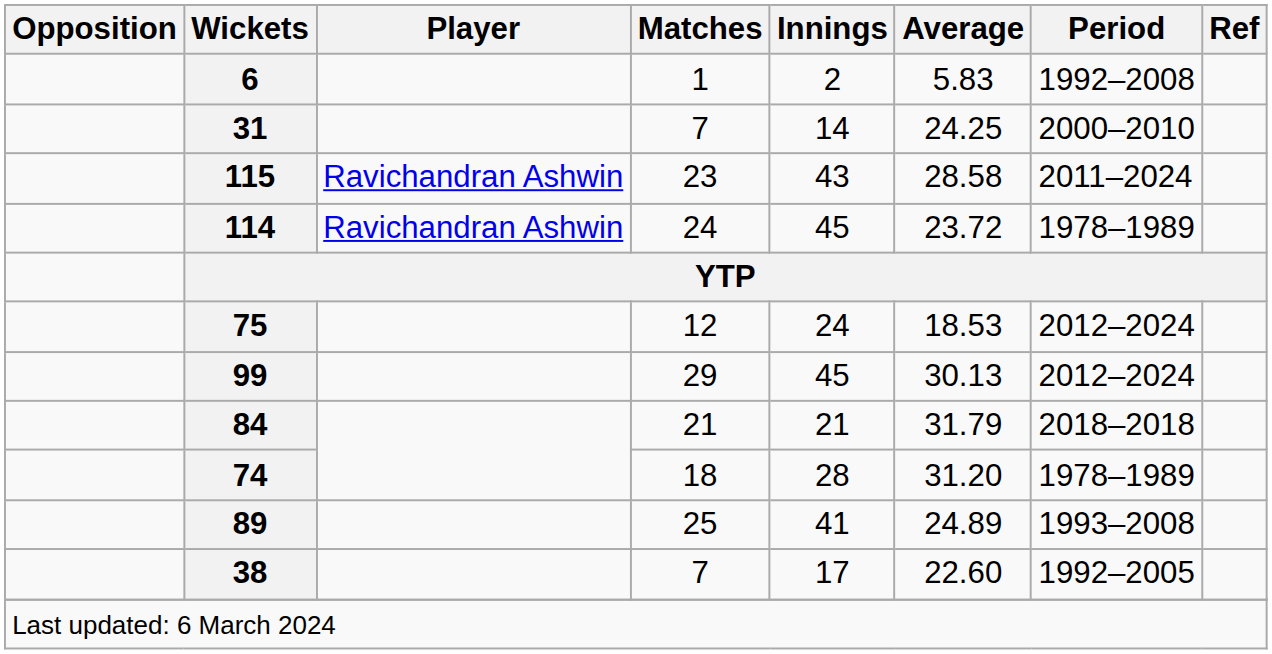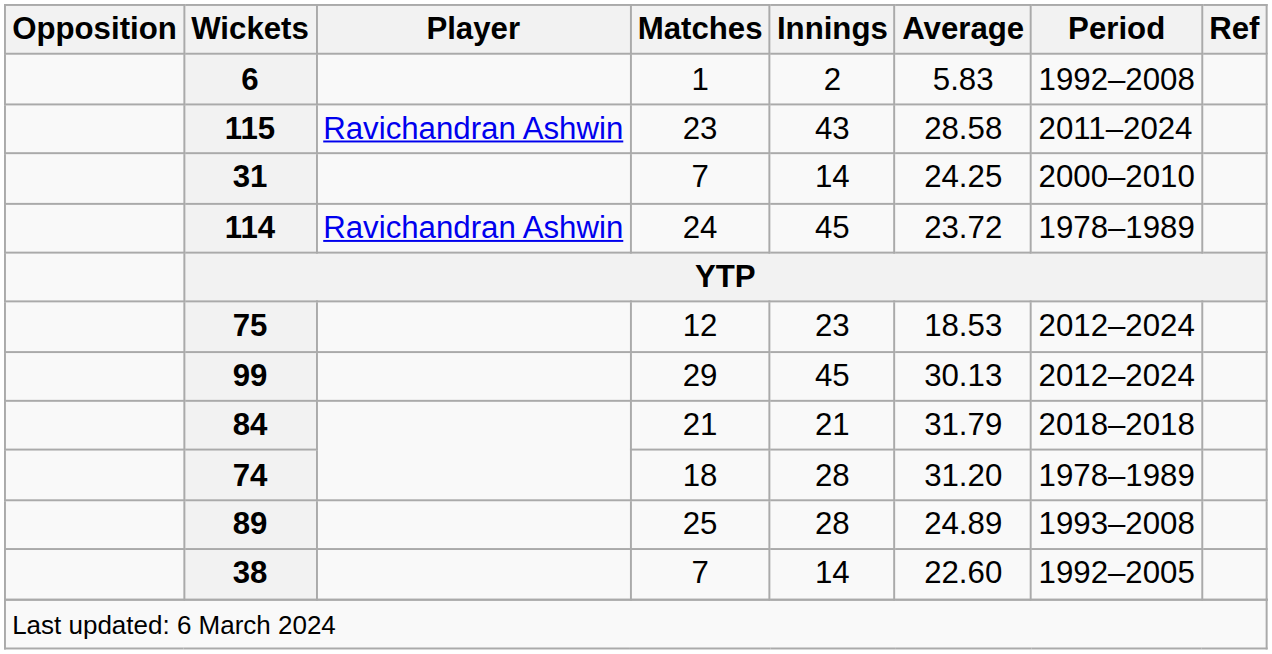rows swapped: (250, 177) <-> (250, 128)
(832, 326) 24 -> (832, 326) 23
(832, 524) 41 -> (832, 524) 28
(832, 573) 17 -> (832, 573) 14
